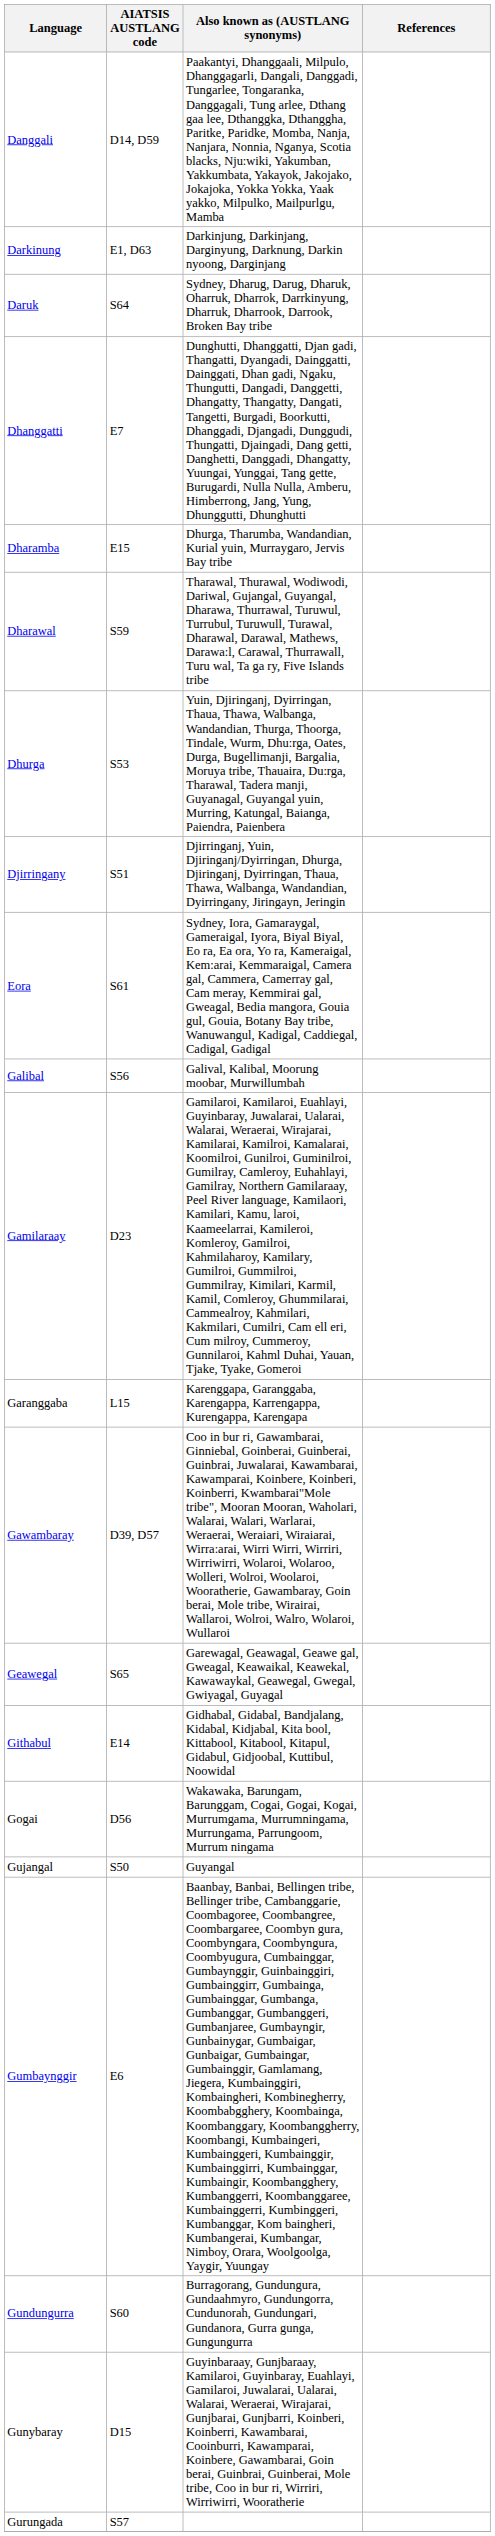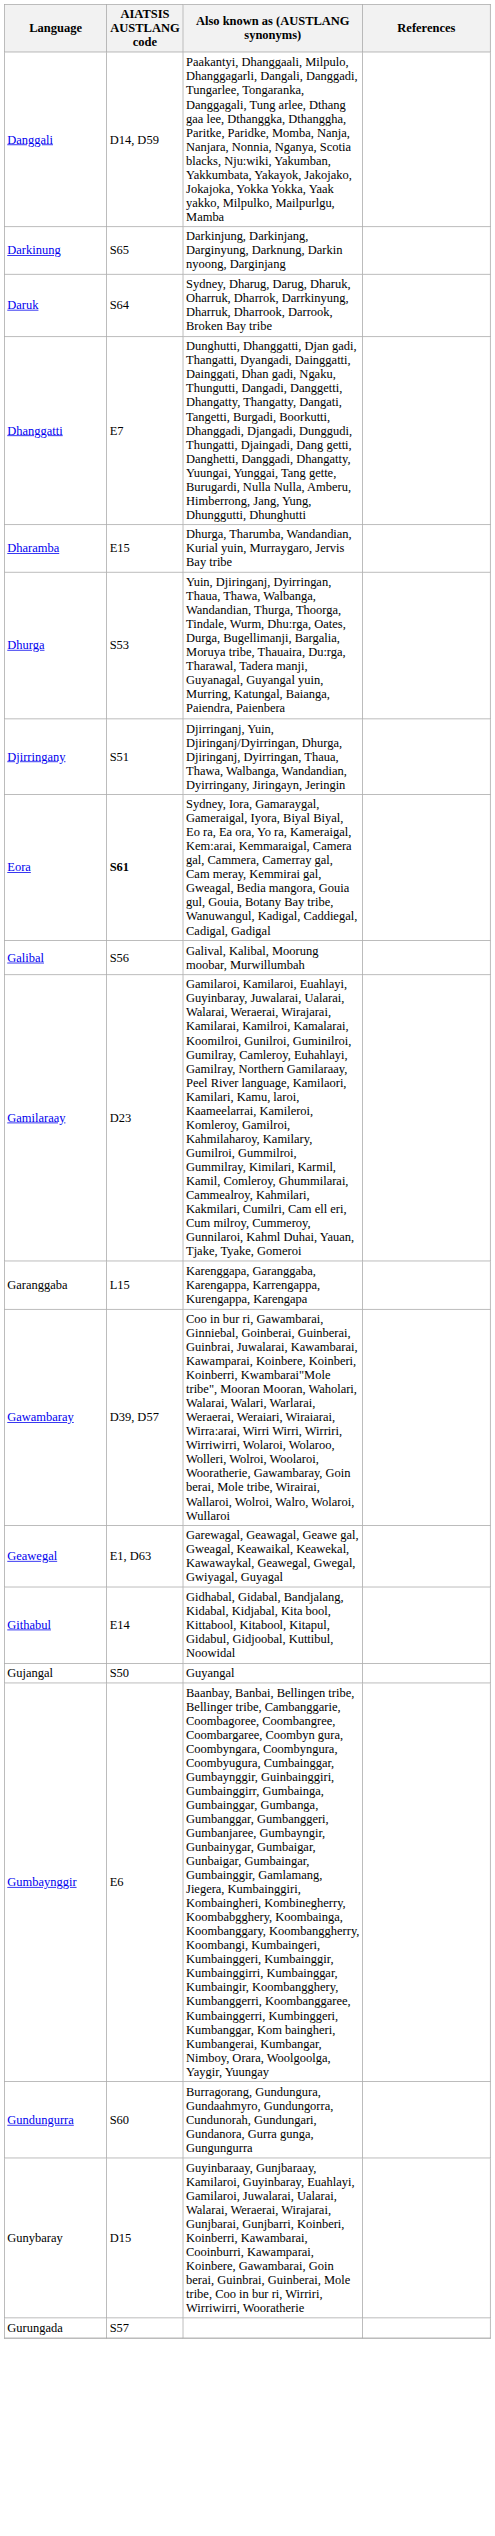(130, 250) E1, D63 -> (119, 250) S65
- row: (32, 631)
(119, 985) normal -> (119, 867) bold
(119, 1674) S65 -> (130, 1556) E1, D63
- row: (23, 1819)
